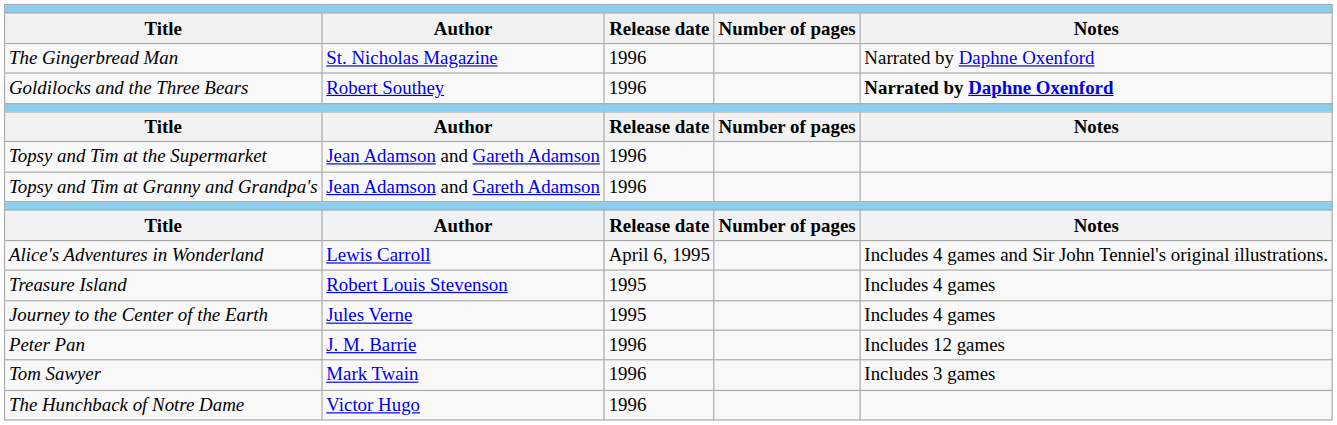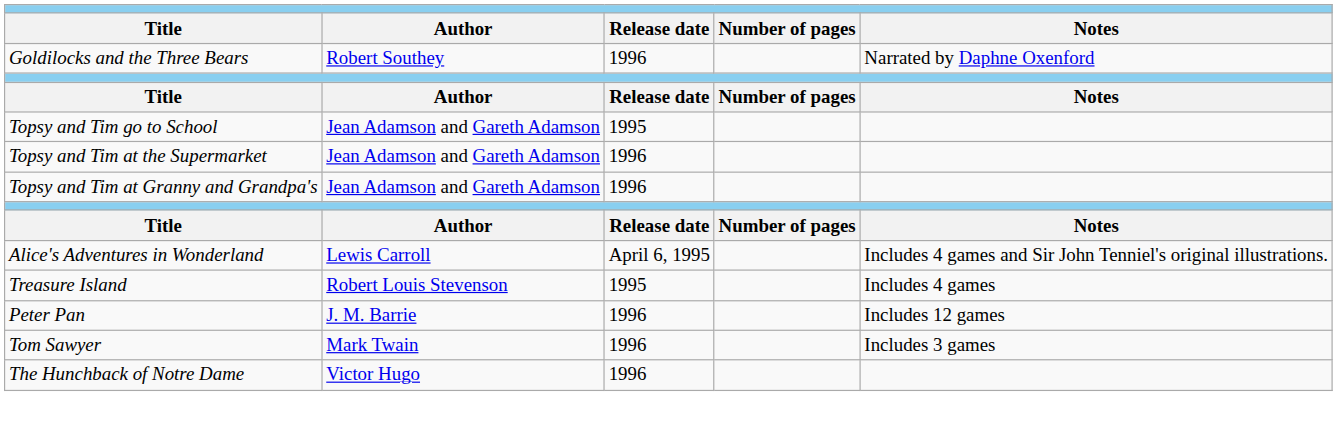- row: (94, 58)
(989, 88) bold -> (979, 58) normal
+ row: (113, 126)
- row: (138, 315)
